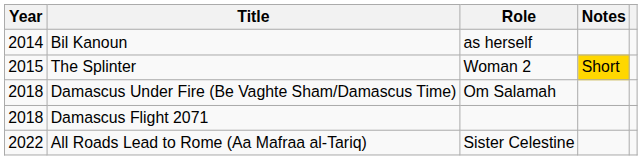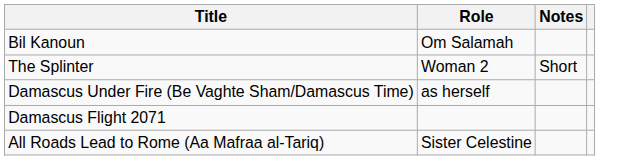- column: (26, 17)
(498, 42) as herself -> (467, 42) Om Salamah
(601, 67) gold background -> (558, 67) no background
(510, 92) Om Salamah -> (455, 92) as herself
